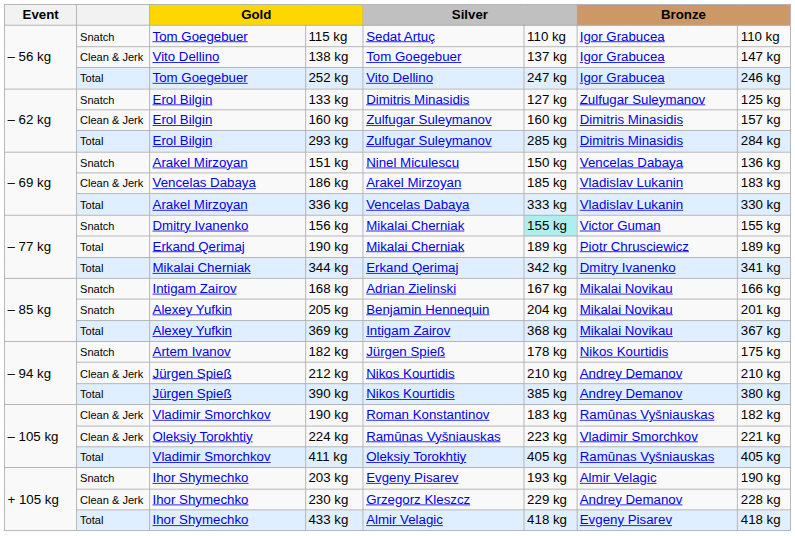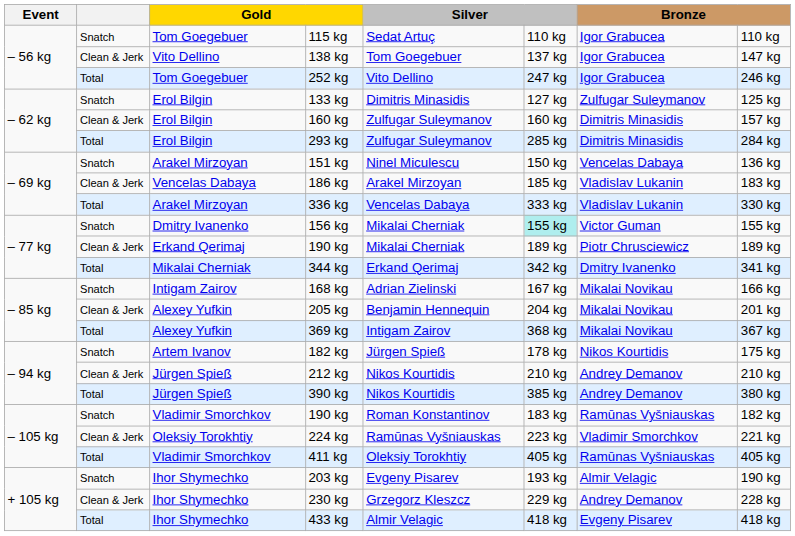(92, 247) Total -> (112, 247) Clean & Jerk
(97, 310) Snatch -> (112, 310) Clean & Jerk
(112, 416) Clean & Jerk -> (97, 416) Snatch
